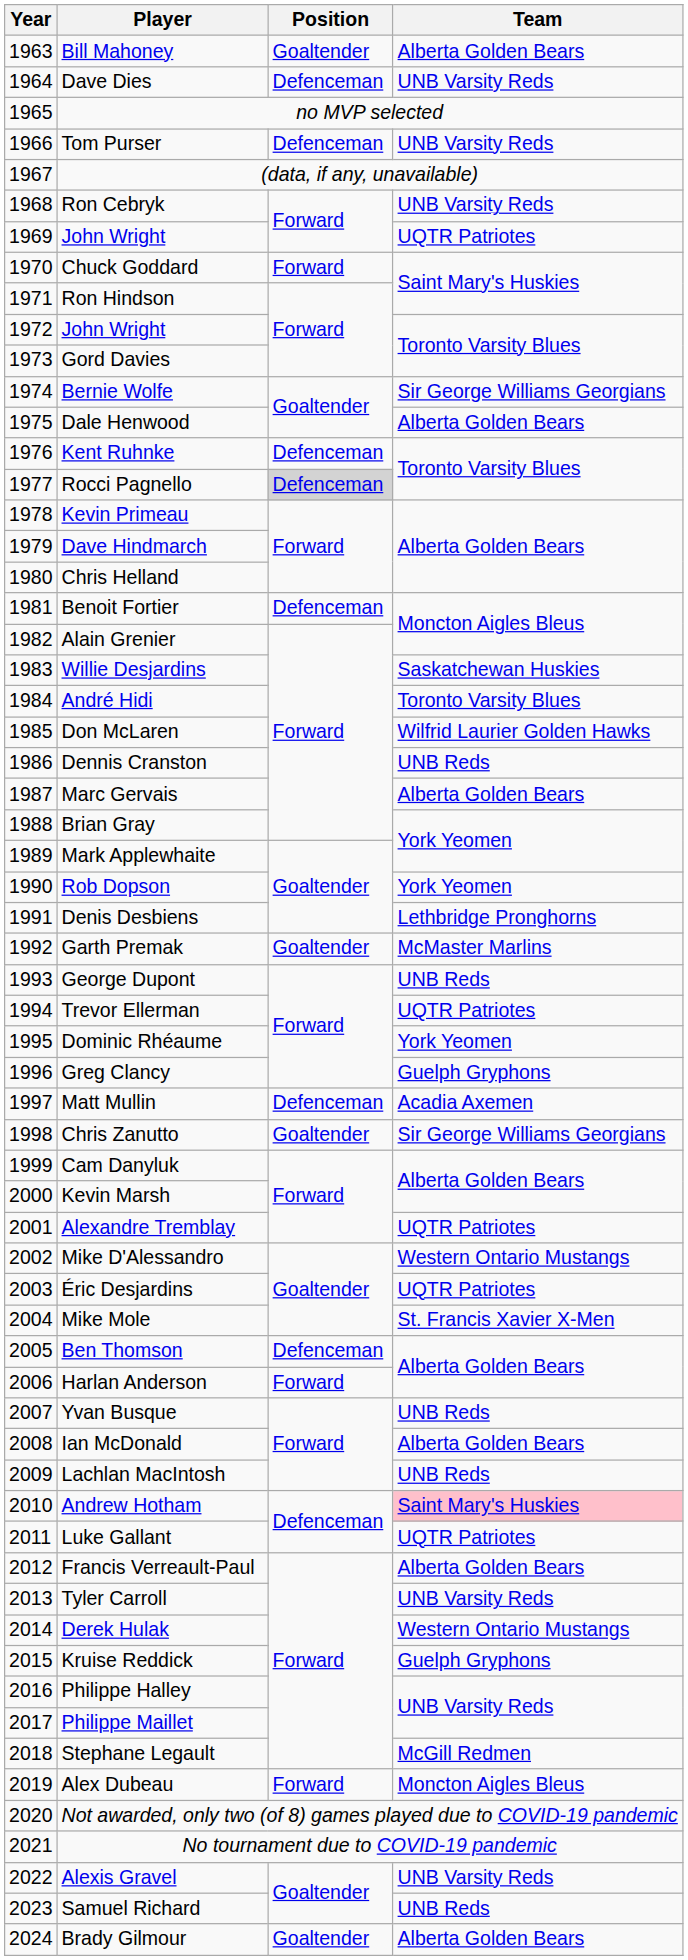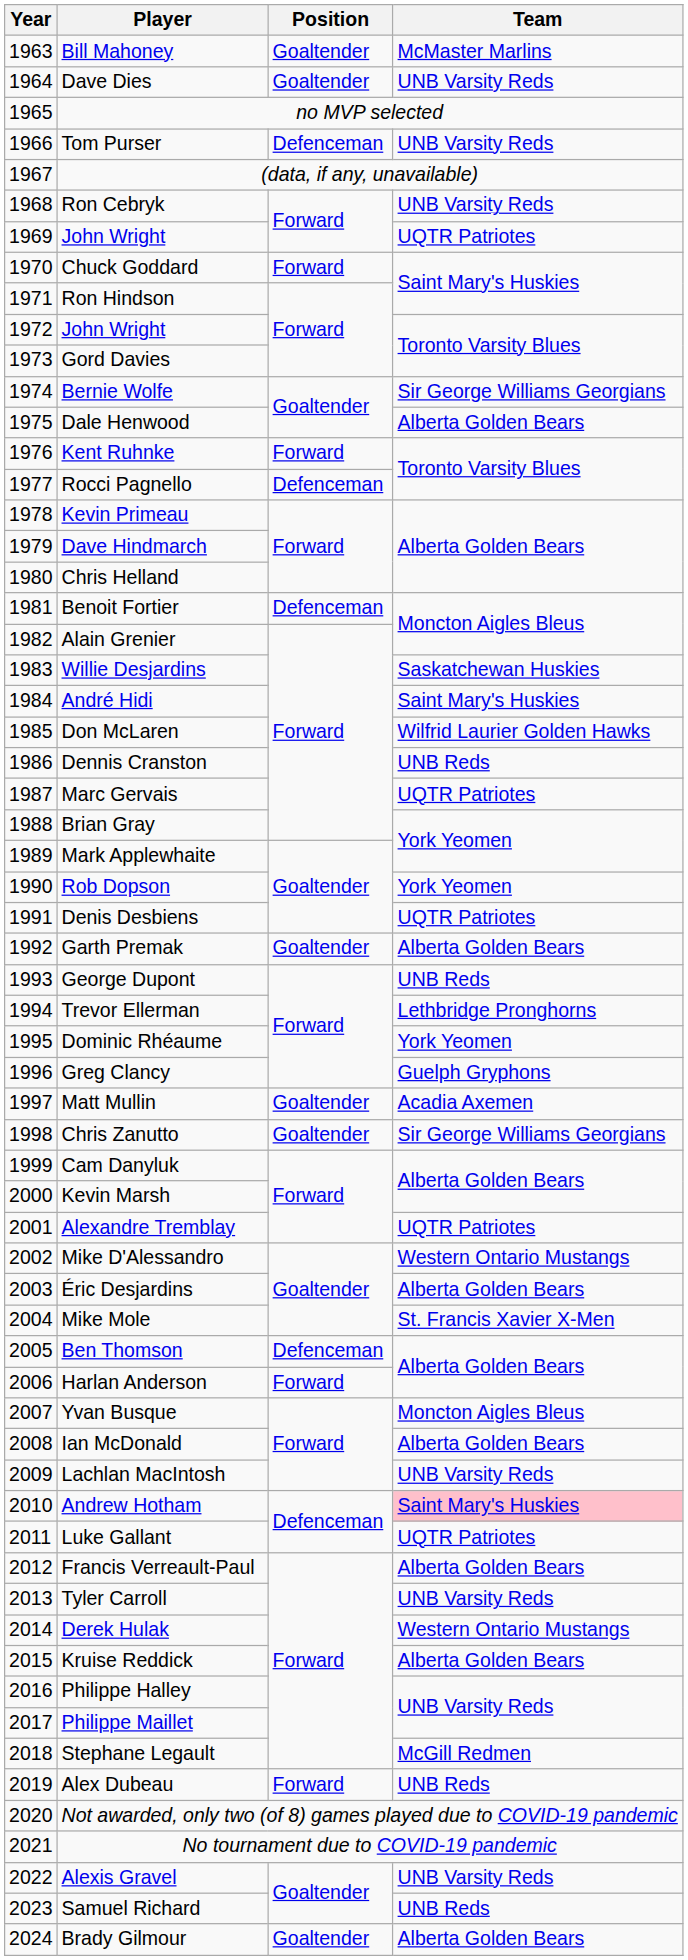(491, 50) Alberta Golden Bears -> (475, 50) McMaster Marlins
(328, 81) Defenceman -> (321, 81) Goaltender
(328, 453) Defenceman -> (308, 453) Forward
(328, 484) lightgrey background -> (328, 484) no background
(489, 701) Toronto Varsity Blues -> (488, 701) Saint Mary's Huskies
(491, 793) Alberta Golden Bears -> (466, 793) UQTR Patriotes
(497, 917) Lethbridge Pronghorns -> (466, 917) UQTR Patriotes
(475, 948) McMaster Marlins -> (491, 948) Alberta Golden Bears
(466, 1010) UQTR Patriotes -> (497, 1010) Lethbridge Pronghorns
(328, 1103) Defenceman -> (321, 1103) Goaltender
(466, 1289) UQTR Patriotes -> (491, 1289) Alberta Golden Bears
(444, 1413) UNB Reds -> (491, 1413) Moncton Aigles Bleus
(444, 1474) UNB Reds -> (476, 1474) UNB Varsity Reds
(474, 1660) Guelph Gryphons -> (491, 1660) Alberta Golden Bears
(491, 1784) Moncton Aigles Bleus -> (444, 1784) UNB Reds
